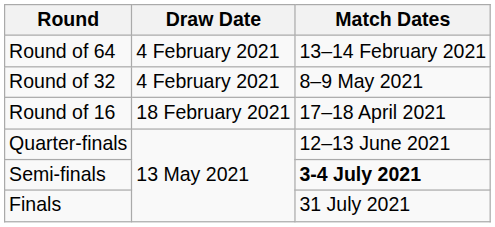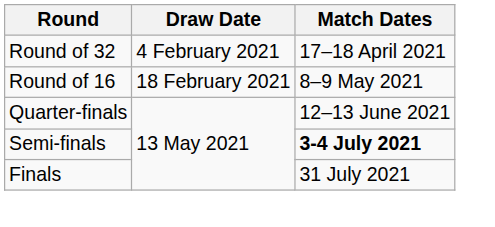- row: (62, 50)
(361, 81) 8–9 May 2021 -> (373, 50) 17–18 April 2021
(373, 112) 17–18 April 2021 -> (361, 81) 8–9 May 2021
